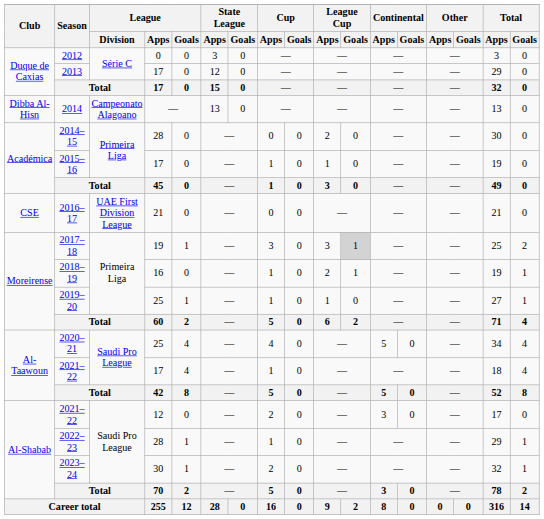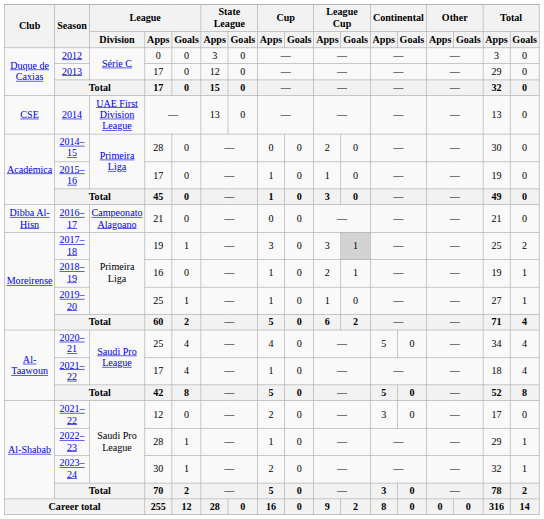(30, 109) Dibba Al-Hisn -> (30, 115) CSE
(117, 109) Campeonato Alagoano -> (117, 115) UAE First Division League
(30, 213) CSE -> (30, 218) Dibba Al-Hisn
(117, 213) UAE First Division League -> (117, 218) Campeonato Alagoano
